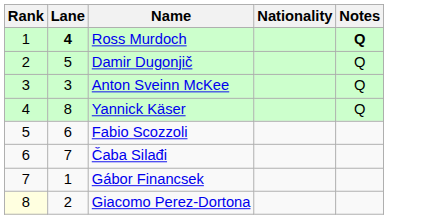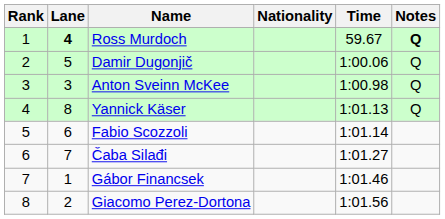+ column: (364, 16)
(26, 202) lightyellow background -> (26, 202) no background
